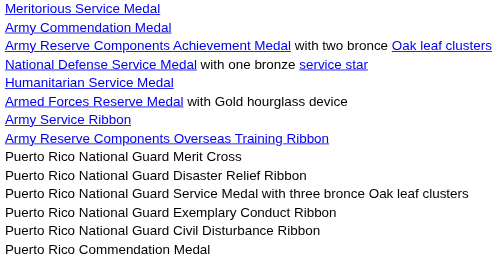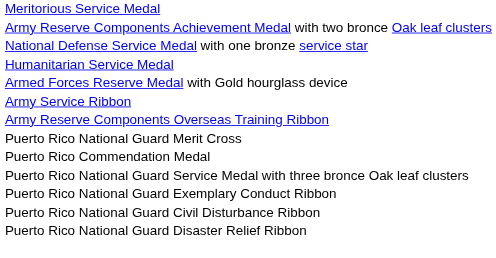- row: (88, 27)
rows swapped: (108, 249) <-> (156, 175)
